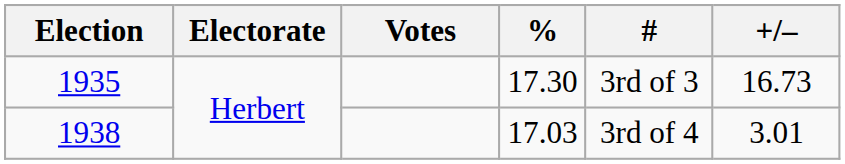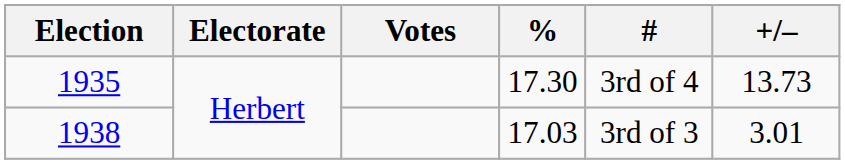(649, 81) 3rd of 3 -> (649, 81) 3rd of 4
(777, 81) 16.73 -> (777, 81) 13.73
(649, 133) 3rd of 4 -> (649, 133) 3rd of 3
